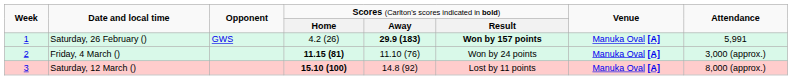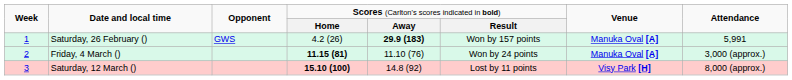(502, 40) bold -> (503, 40) normal
(626, 68) Manuka Oval [A] -> (624, 68) Visy Park [H]
